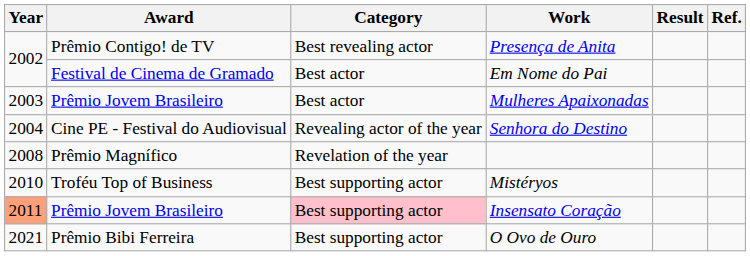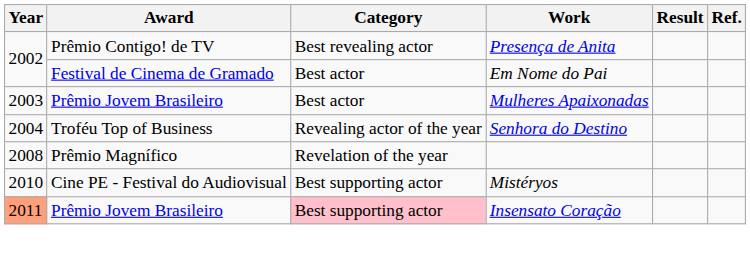(169, 127) Cine PE - Festival do Audiovisual -> (132, 127) Troféu Top of Business
(132, 182) Troféu Top of Business -> (169, 182) Cine PE - Festival do Audiovisual
- row: (543, 237)
